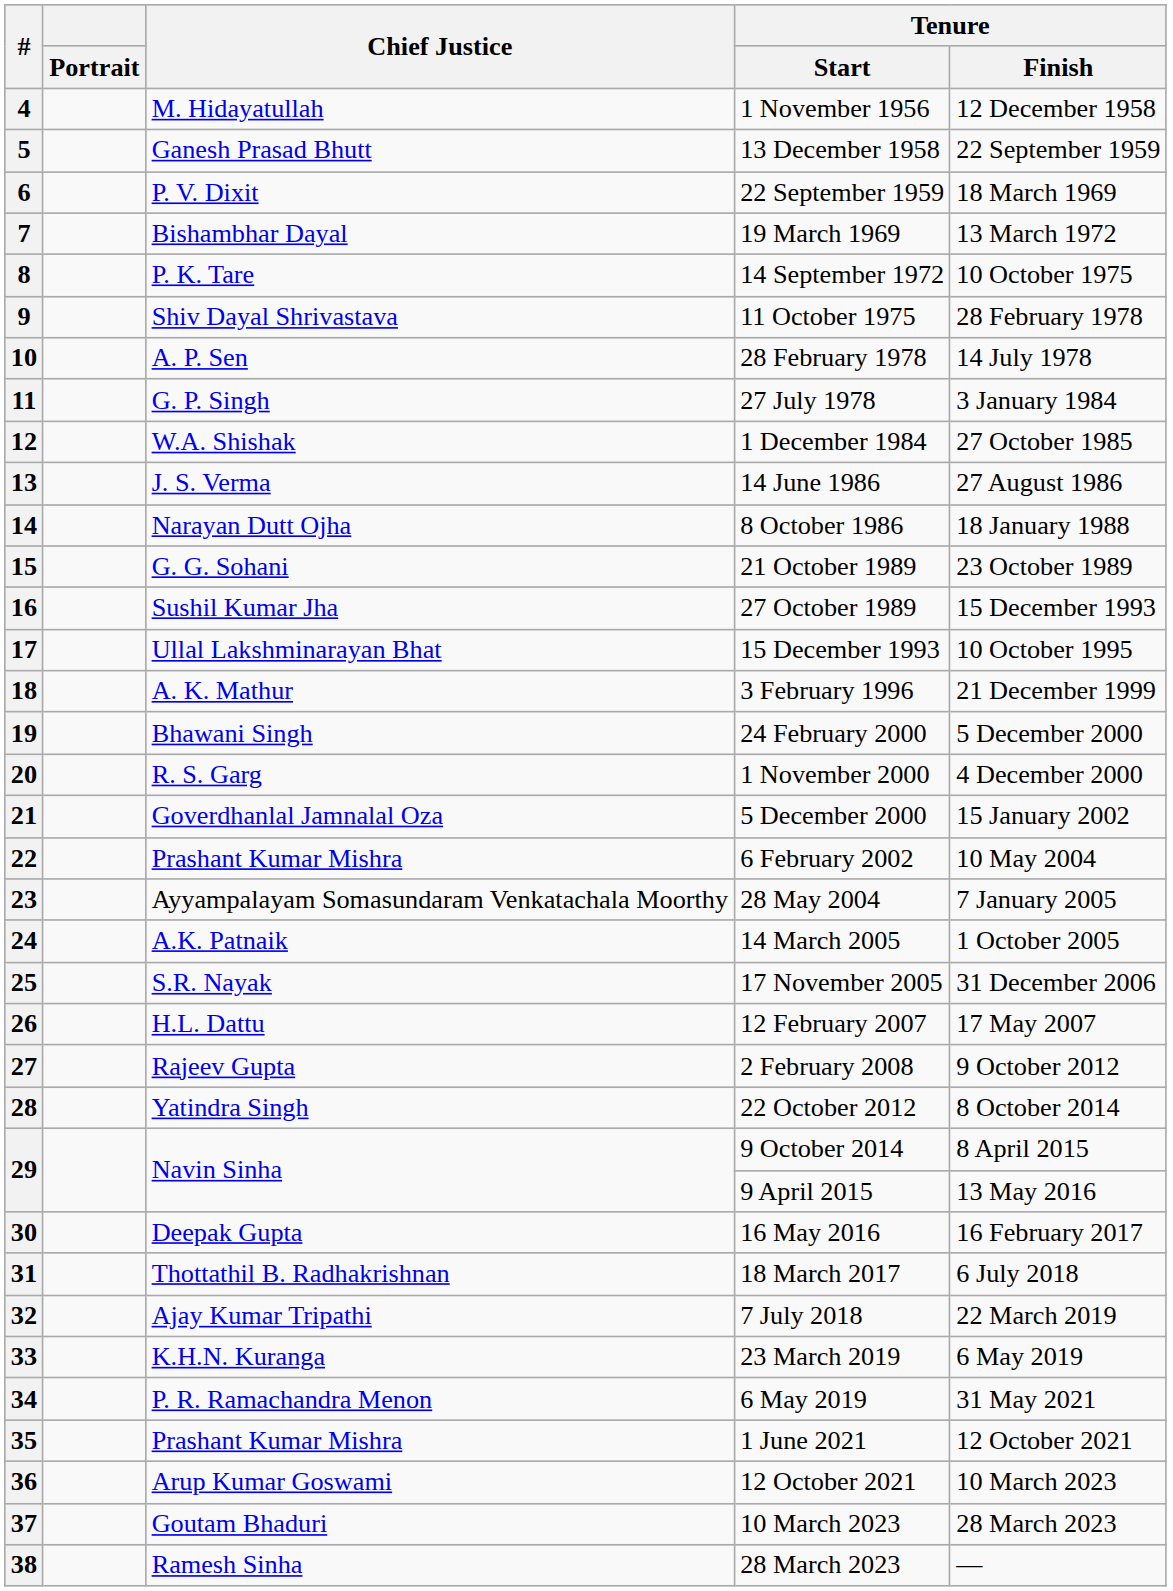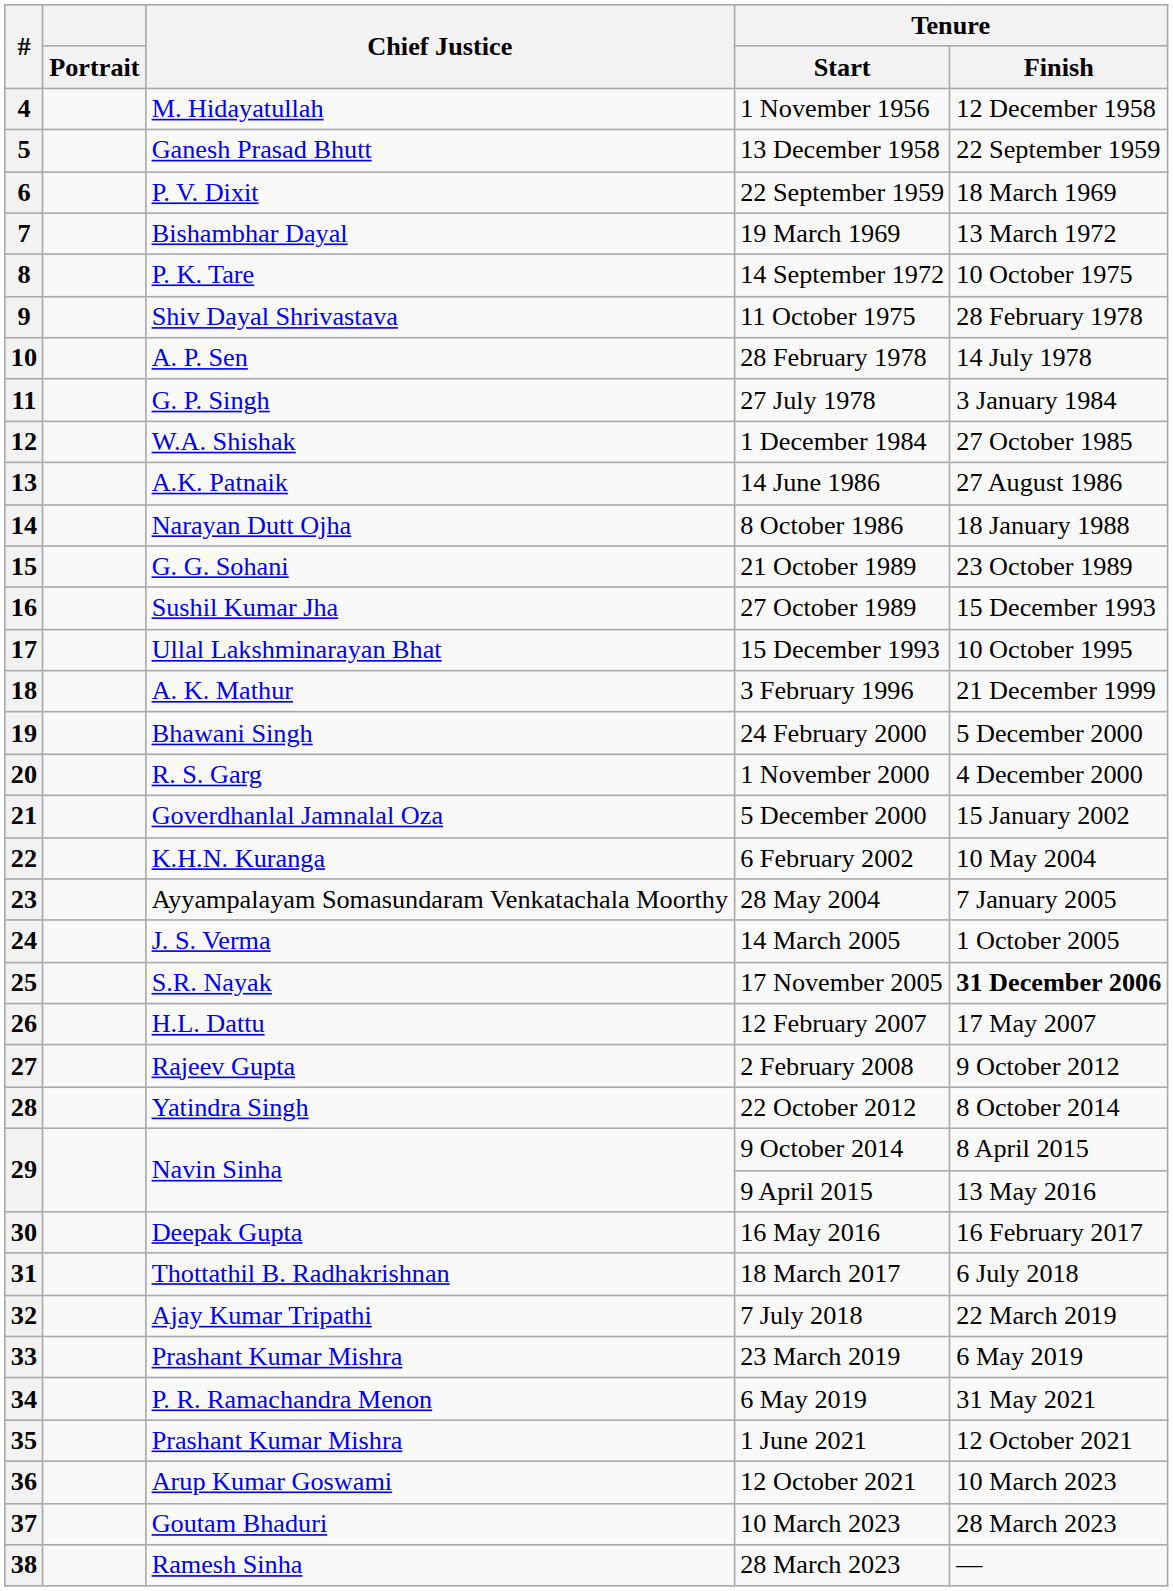(211, 483) J. S. Verma -> (220, 483) A.K. Patnaik
(277, 857) Prashant Kumar Mishra -> (238, 857) K.H.N. Kuranga
(220, 940) A.K. Patnaik -> (211, 940) J. S. Verma
(1056, 982) normal -> (1059, 982) bold
(238, 1356) K.H.N. Kuranga -> (277, 1356) Prashant Kumar Mishra
